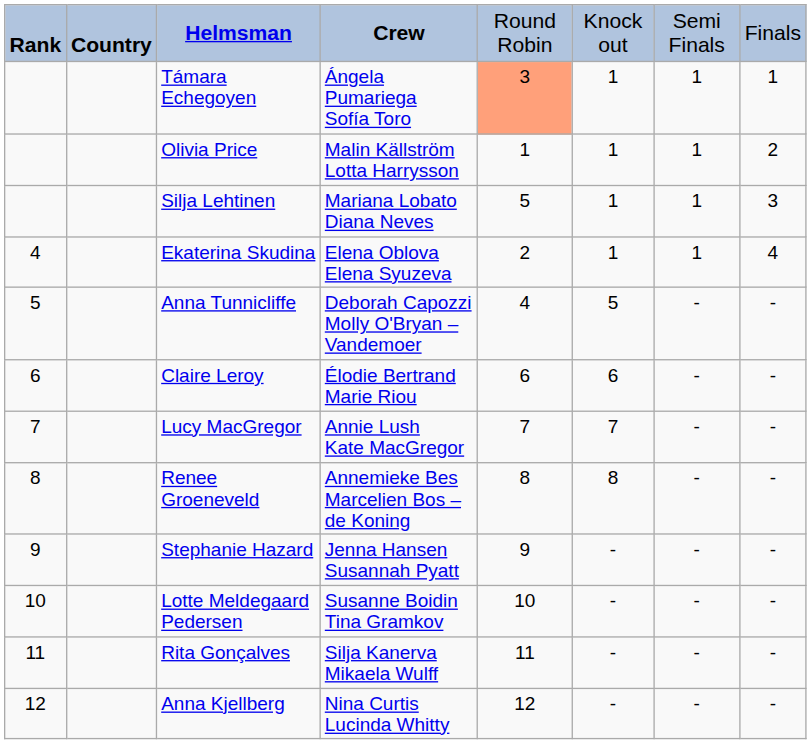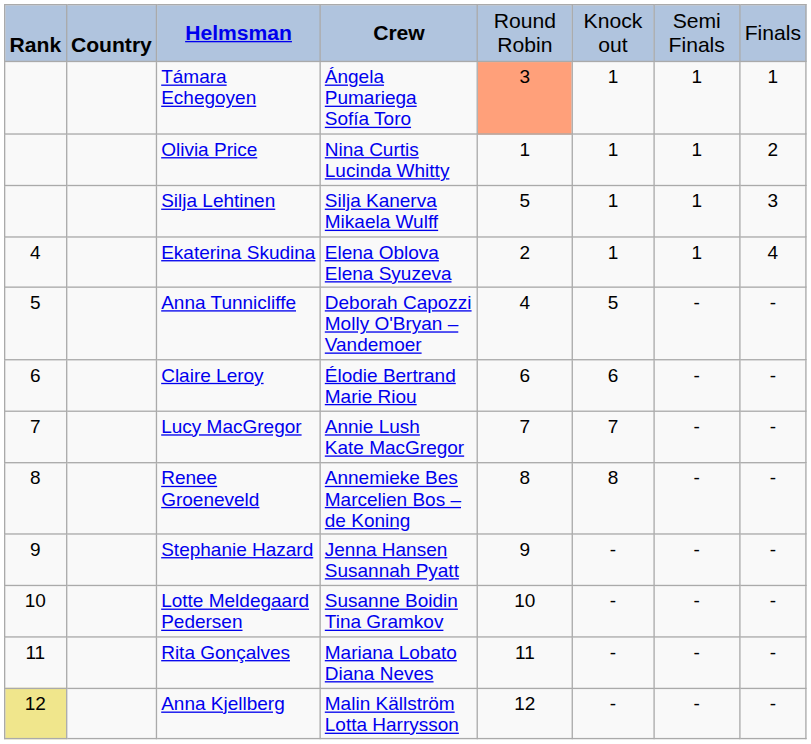(392, 160) Malin Källström Lotta Harrysson -> (387, 160) Nina Curtis Lucinda Whitty
(391, 211) Mariana Lobato Diana Neves -> (381, 211) Silja Kanerva Mikaela Wulff
(381, 662) Silja Kanerva Mikaela Wulff -> (391, 662) Mariana Lobato Diana Neves
(35, 703) no background -> (35, 703) khaki background
(387, 714) Nina Curtis Lucinda Whitty -> (392, 714) Malin Källström Lotta Harrysson
